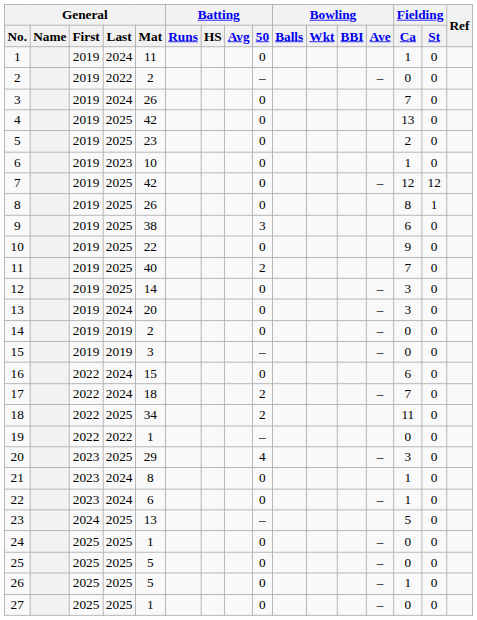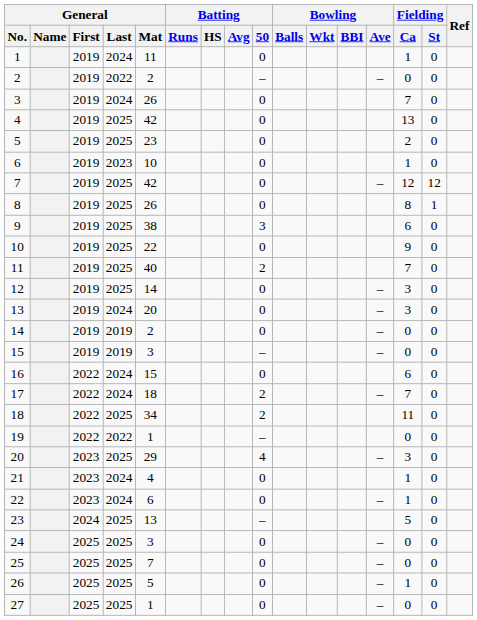(150, 478) 8 -> (150, 478) 4
(150, 541) 1 -> (150, 541) 3
(150, 562) 5 -> (150, 562) 7
